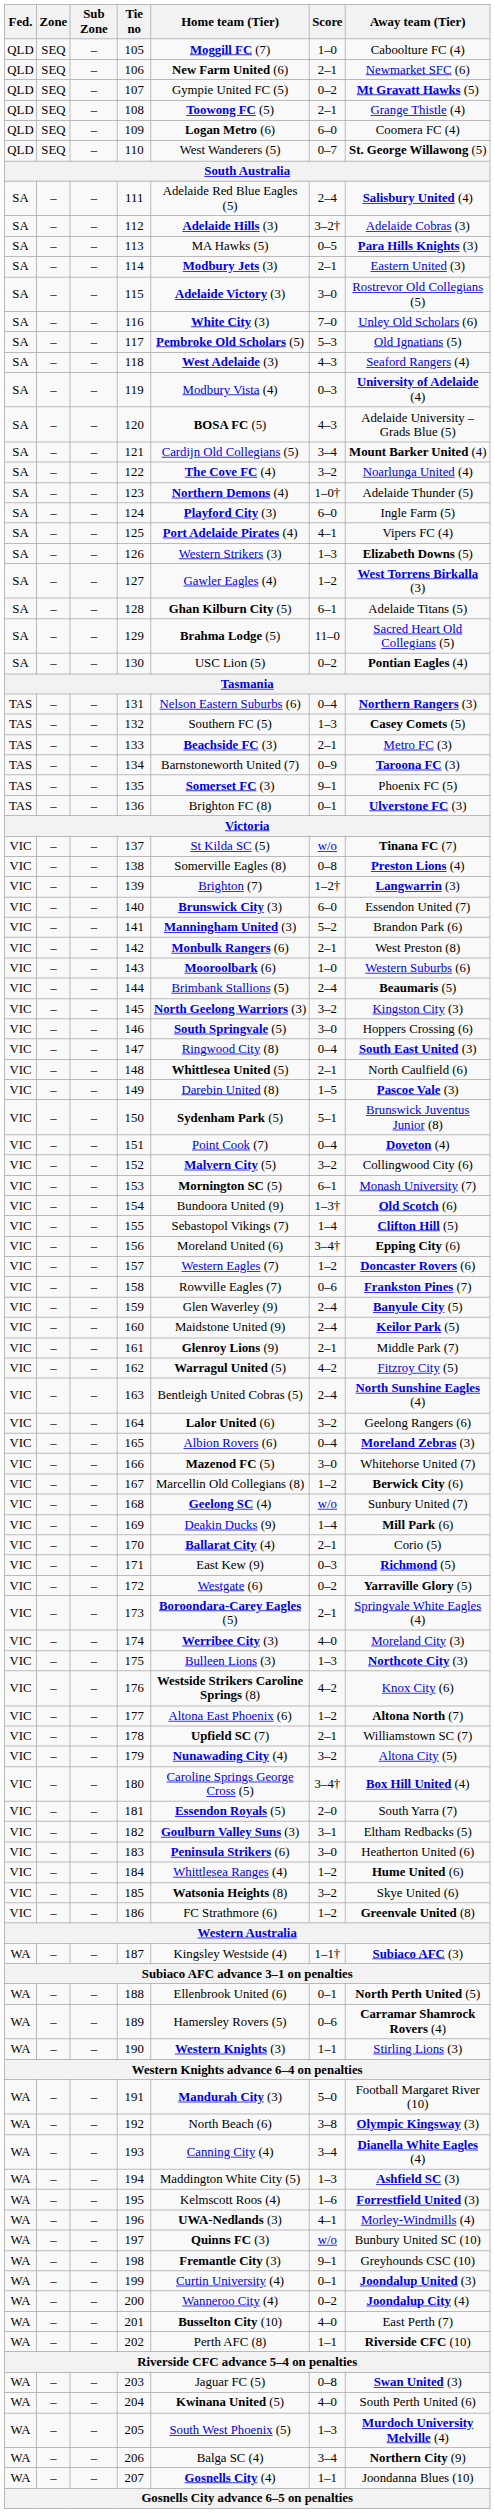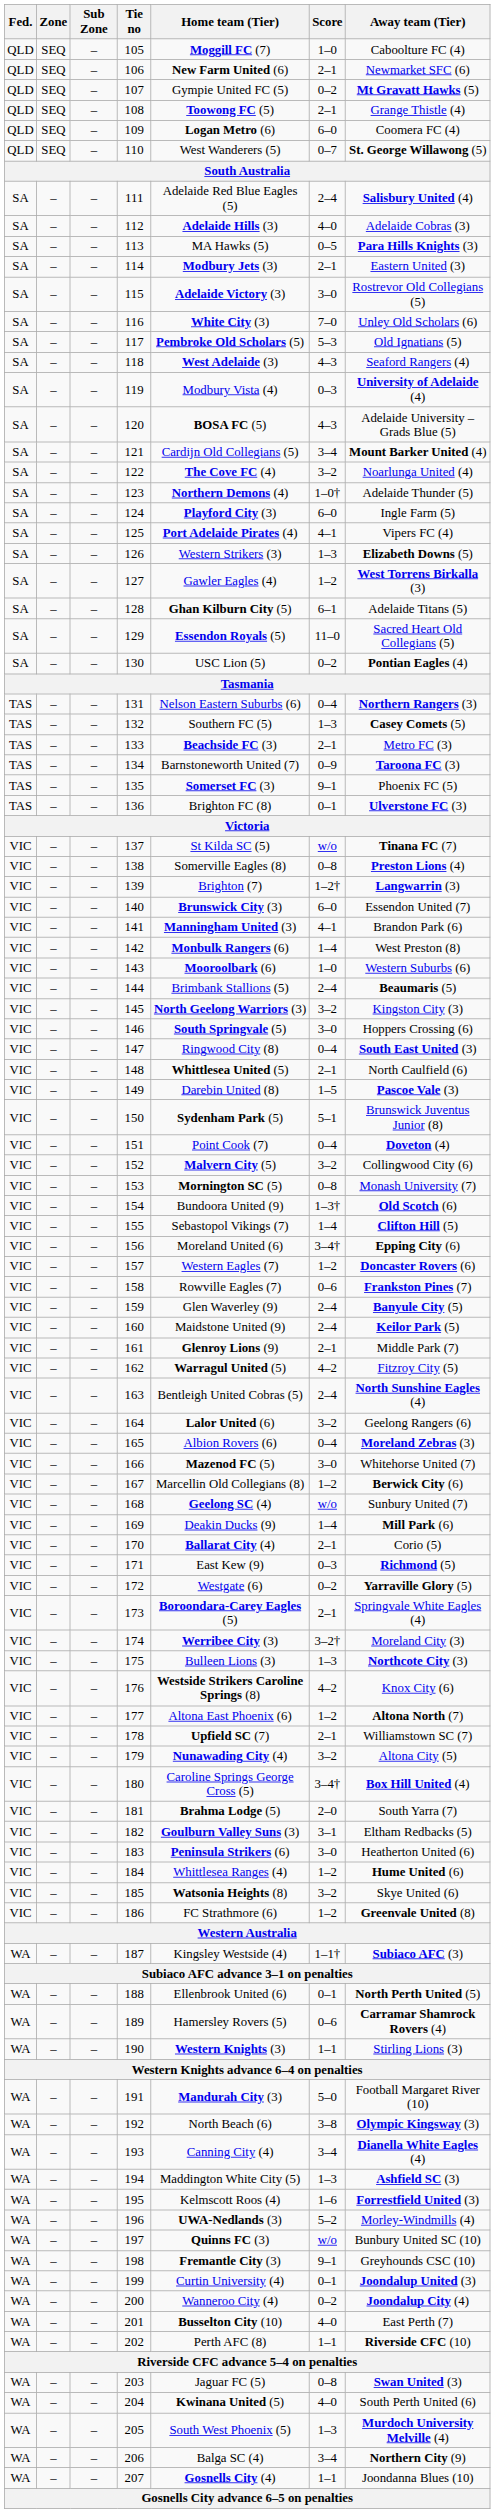(327, 226) 3–2† -> (327, 226) 4–0
(230, 636) Brahma Lodge (5) -> (230, 636) Essendon Royals (5)
(327, 927) 5–2 -> (327, 927) 4–1
(327, 947) 2–1 -> (327, 947) 1–4
(327, 1185) 6–1 -> (327, 1185) 0–8
(327, 1640) 4–0 -> (327, 1640) 3–2†
(230, 1811) Essendon Royals (5) -> (230, 1811) Brahma Lodge (5)
(327, 2220) 4–1 -> (327, 2220) 5–2
